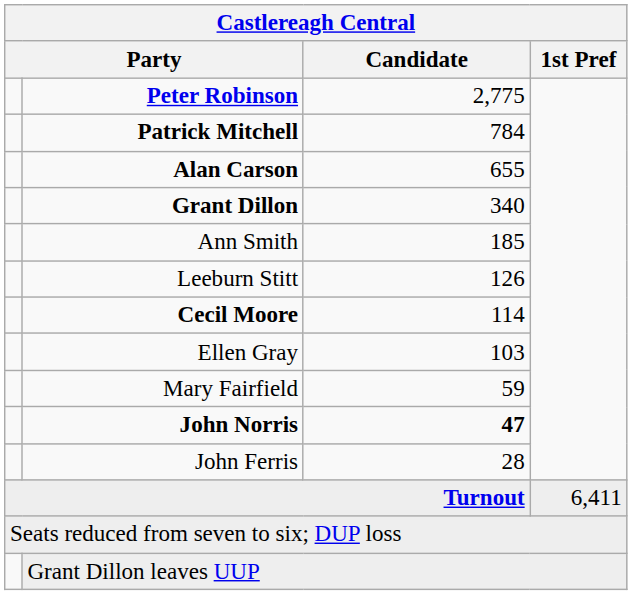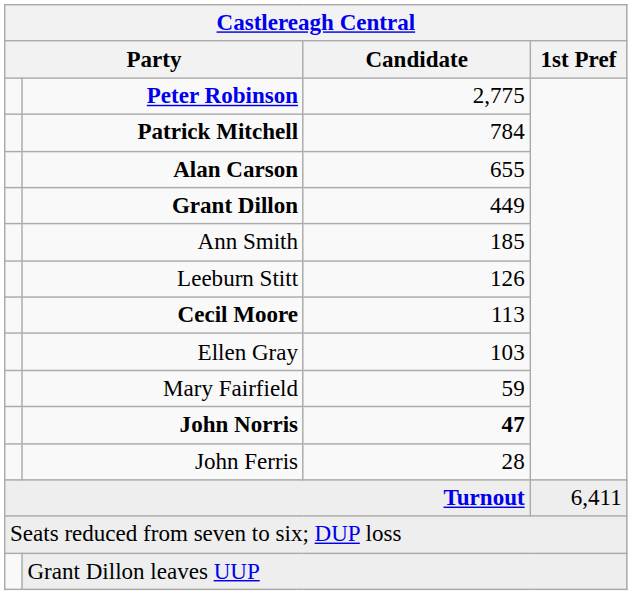(507, 205) 340 -> (507, 205) 449
(508, 315) 114 -> (508, 315) 113
